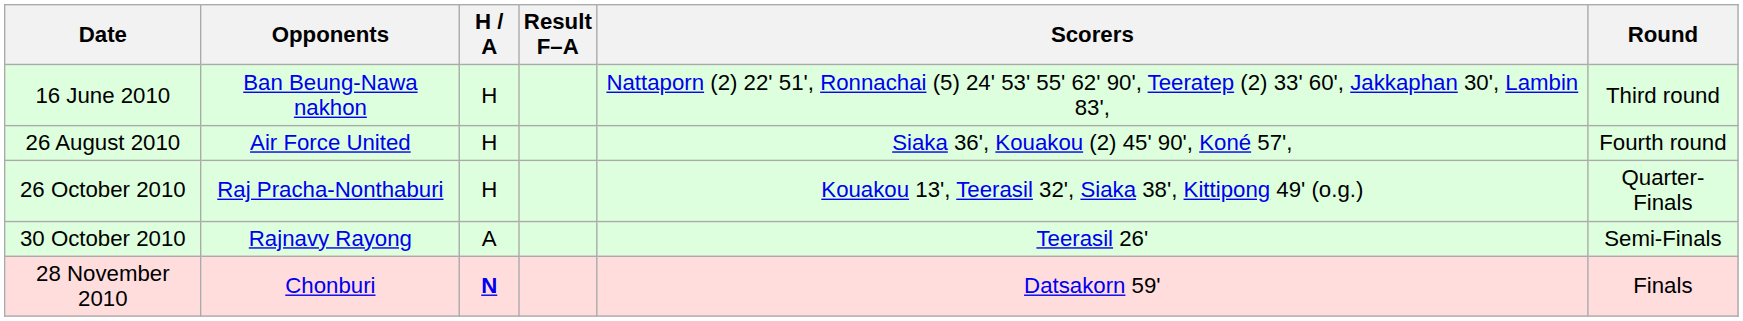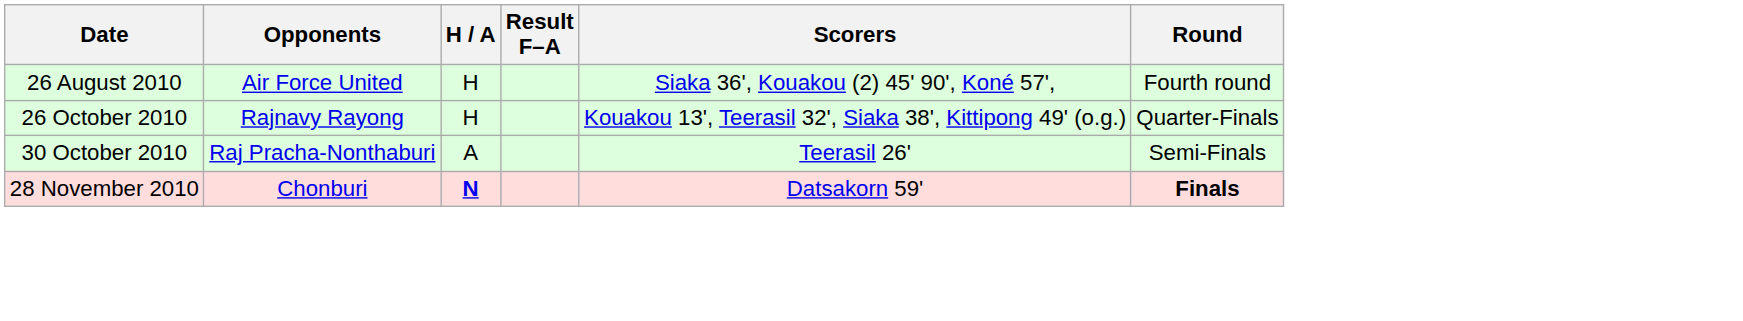- row: (103, 94)
(330, 190) Raj Pracha-Nonthaburi -> (322, 117) Rajnavy Rayong
(330, 238) Rajnavy Rayong -> (322, 152) Raj Pracha-Nonthaburi
(1663, 286) normal -> (1207, 188) bold
